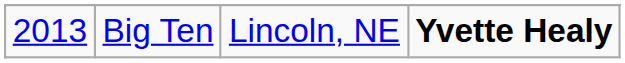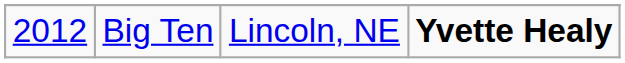(50, 31) 2013 -> (50, 31) 2012
